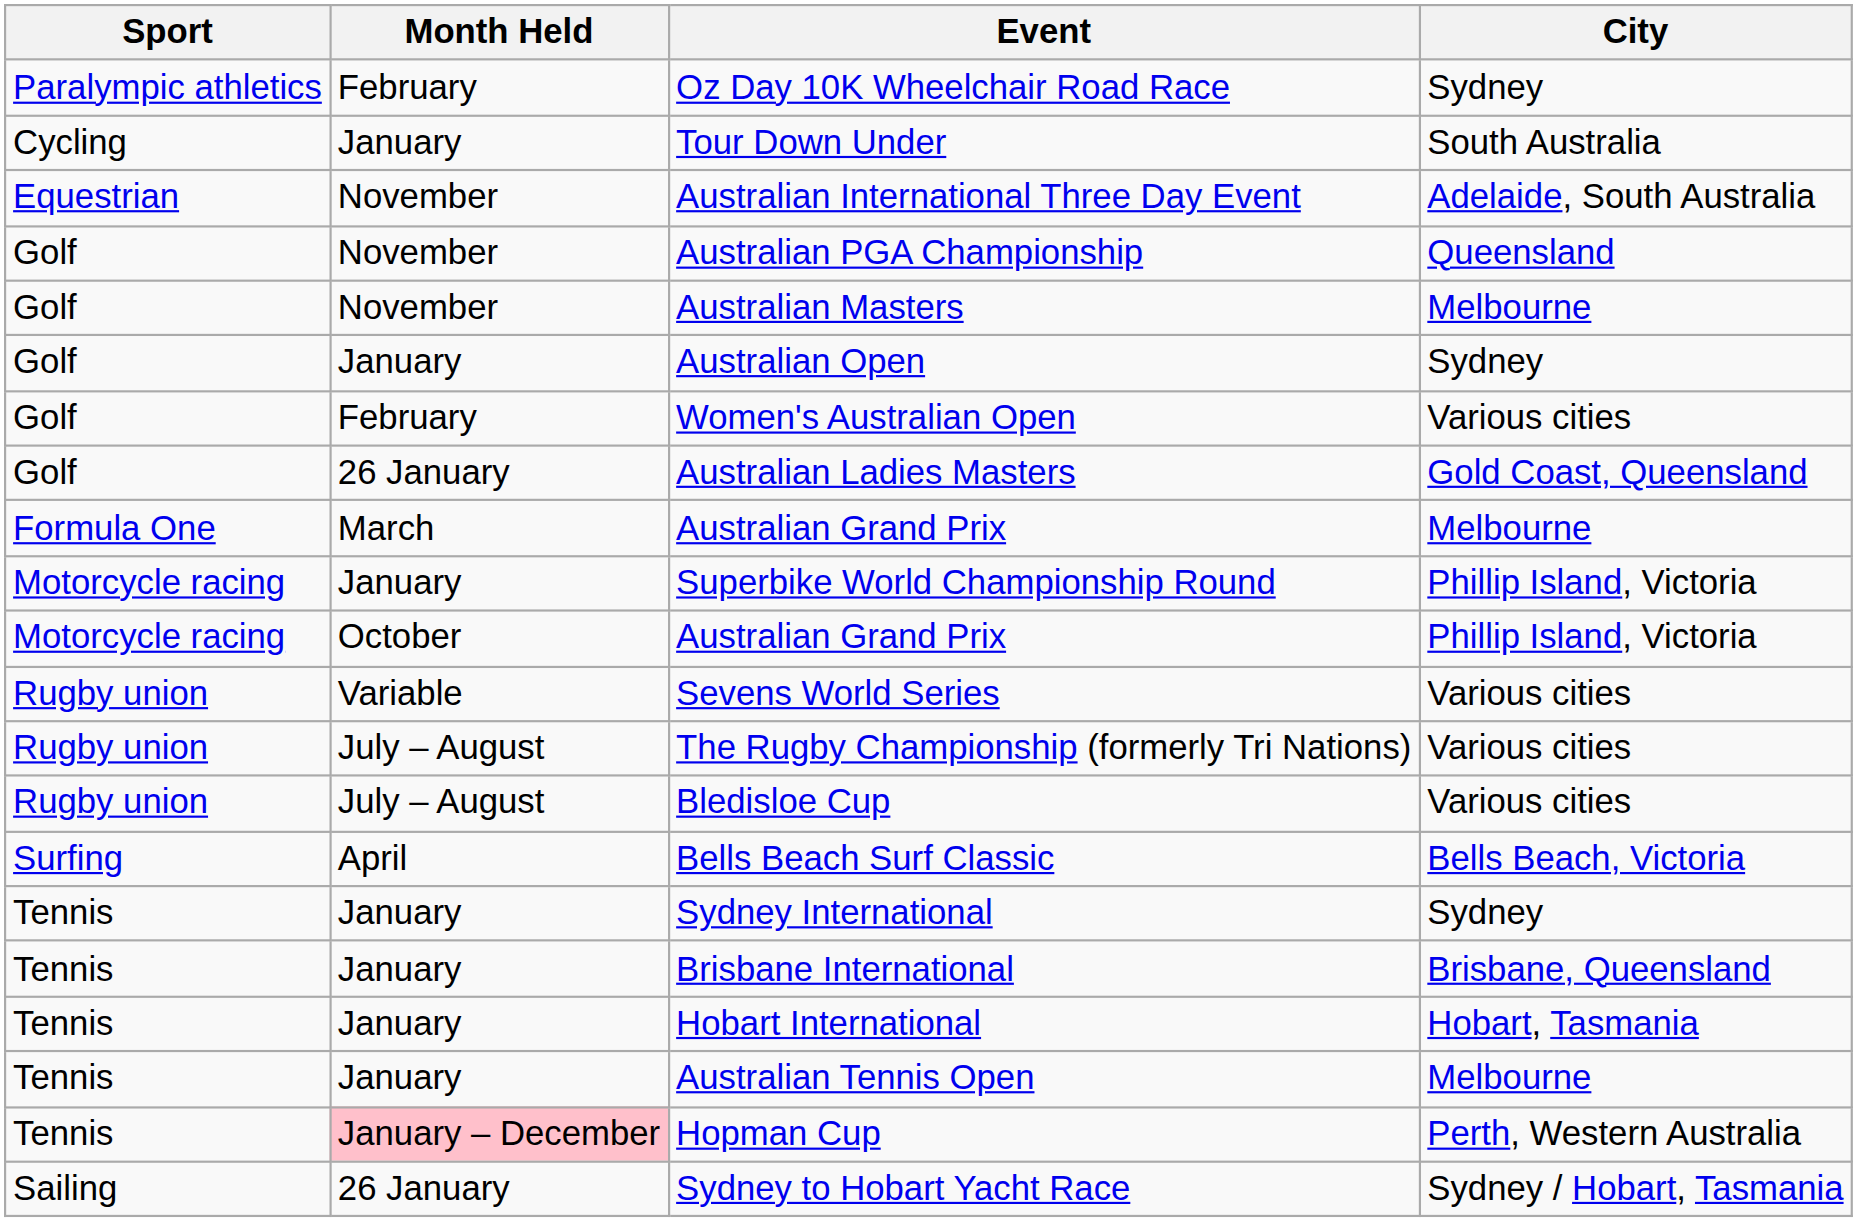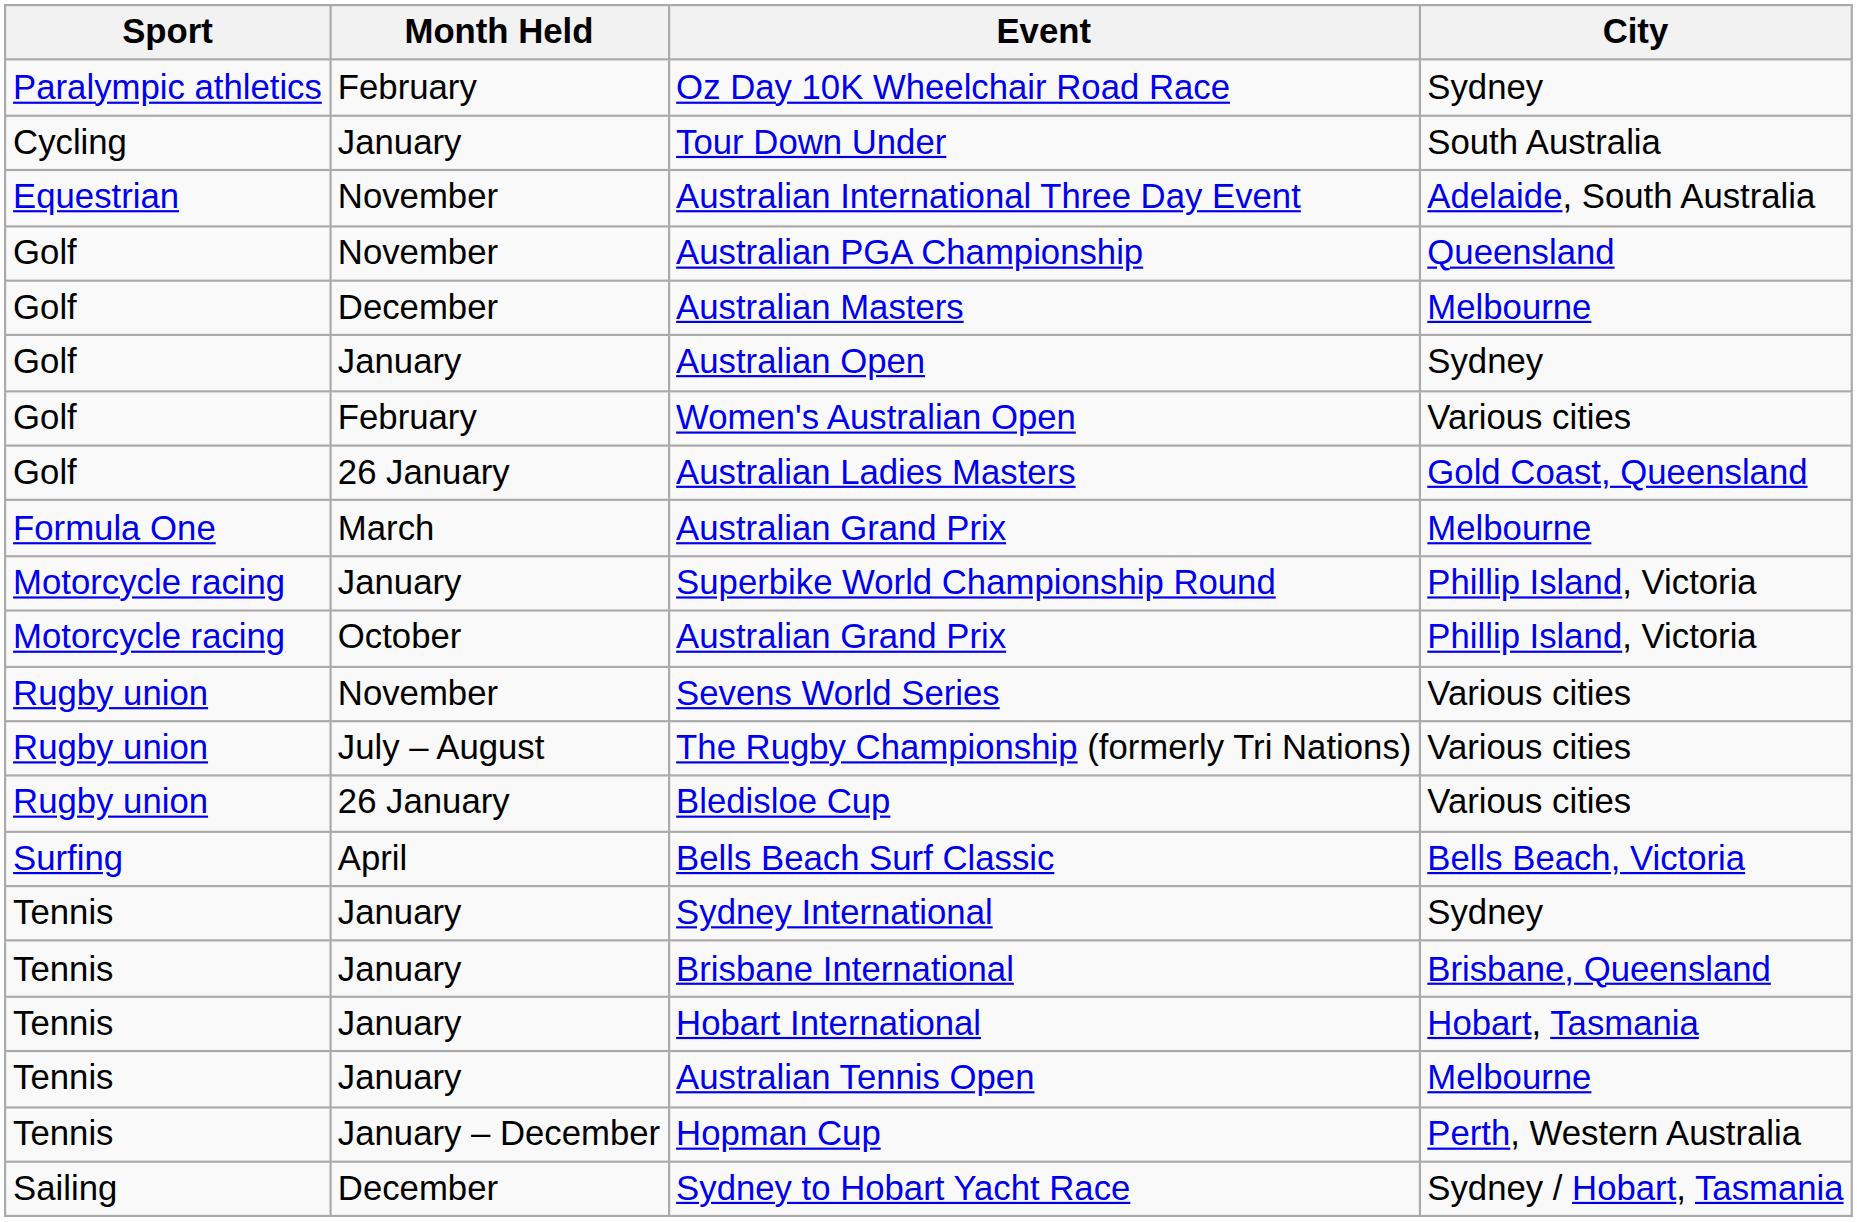(418, 307) November -> (418, 307) December
(400, 692) Variable -> (418, 692) November
(441, 802) July – August -> (424, 802) 26 January
(499, 1133) pink background -> (499, 1133) no background
(424, 1188) 26 January -> (418, 1188) December
